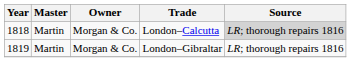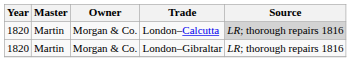(18, 30) 1818 -> (18, 30) 1820
(18, 48) 1819 -> (18, 48) 1820
